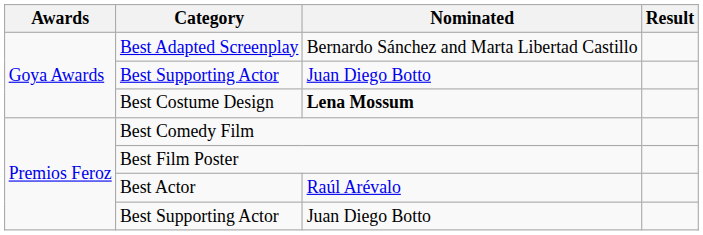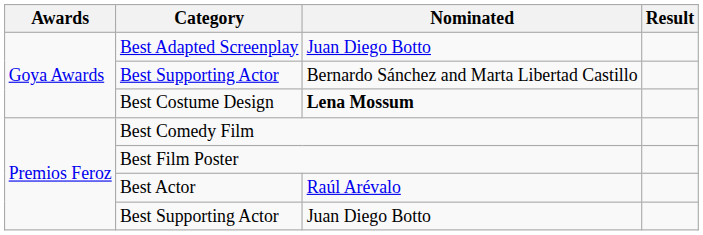(472, 46) Bernardo Sánchez and Marta Libertad Castillo -> (369, 46) Juan Diego Botto
(369, 74) Juan Diego Botto -> (472, 74) Bernardo Sánchez and Marta Libertad Castillo
